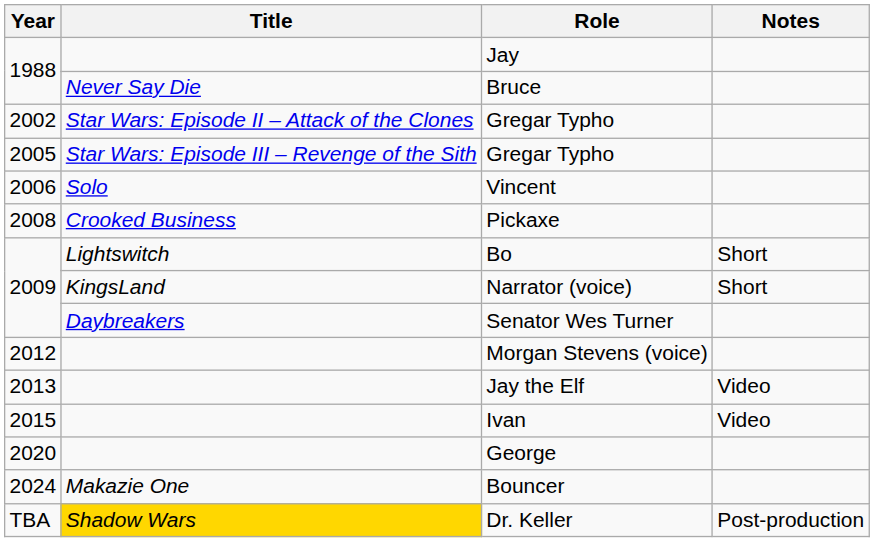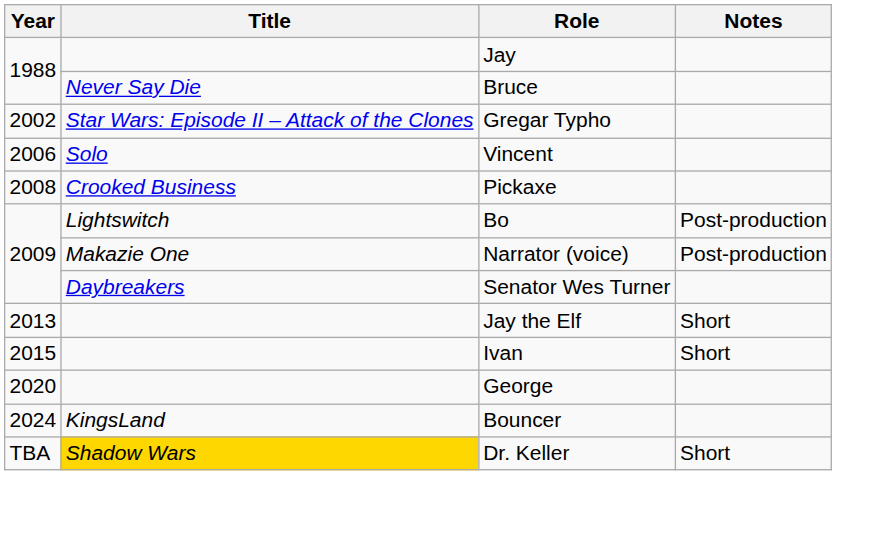- row: (33, 154)
(742, 253) Short -> (753, 220) Post-production
(115, 287) KingsLand -> (128, 253) Makazie One
(742, 287) Short -> (753, 253) Post-production
- row: (33, 353)
(744, 386) Video -> (705, 320) Short
(744, 420) Video -> (705, 353) Short
(128, 486) Makazie One -> (115, 420) KingsLand
(791, 519) Post-production -> (705, 453) Short
